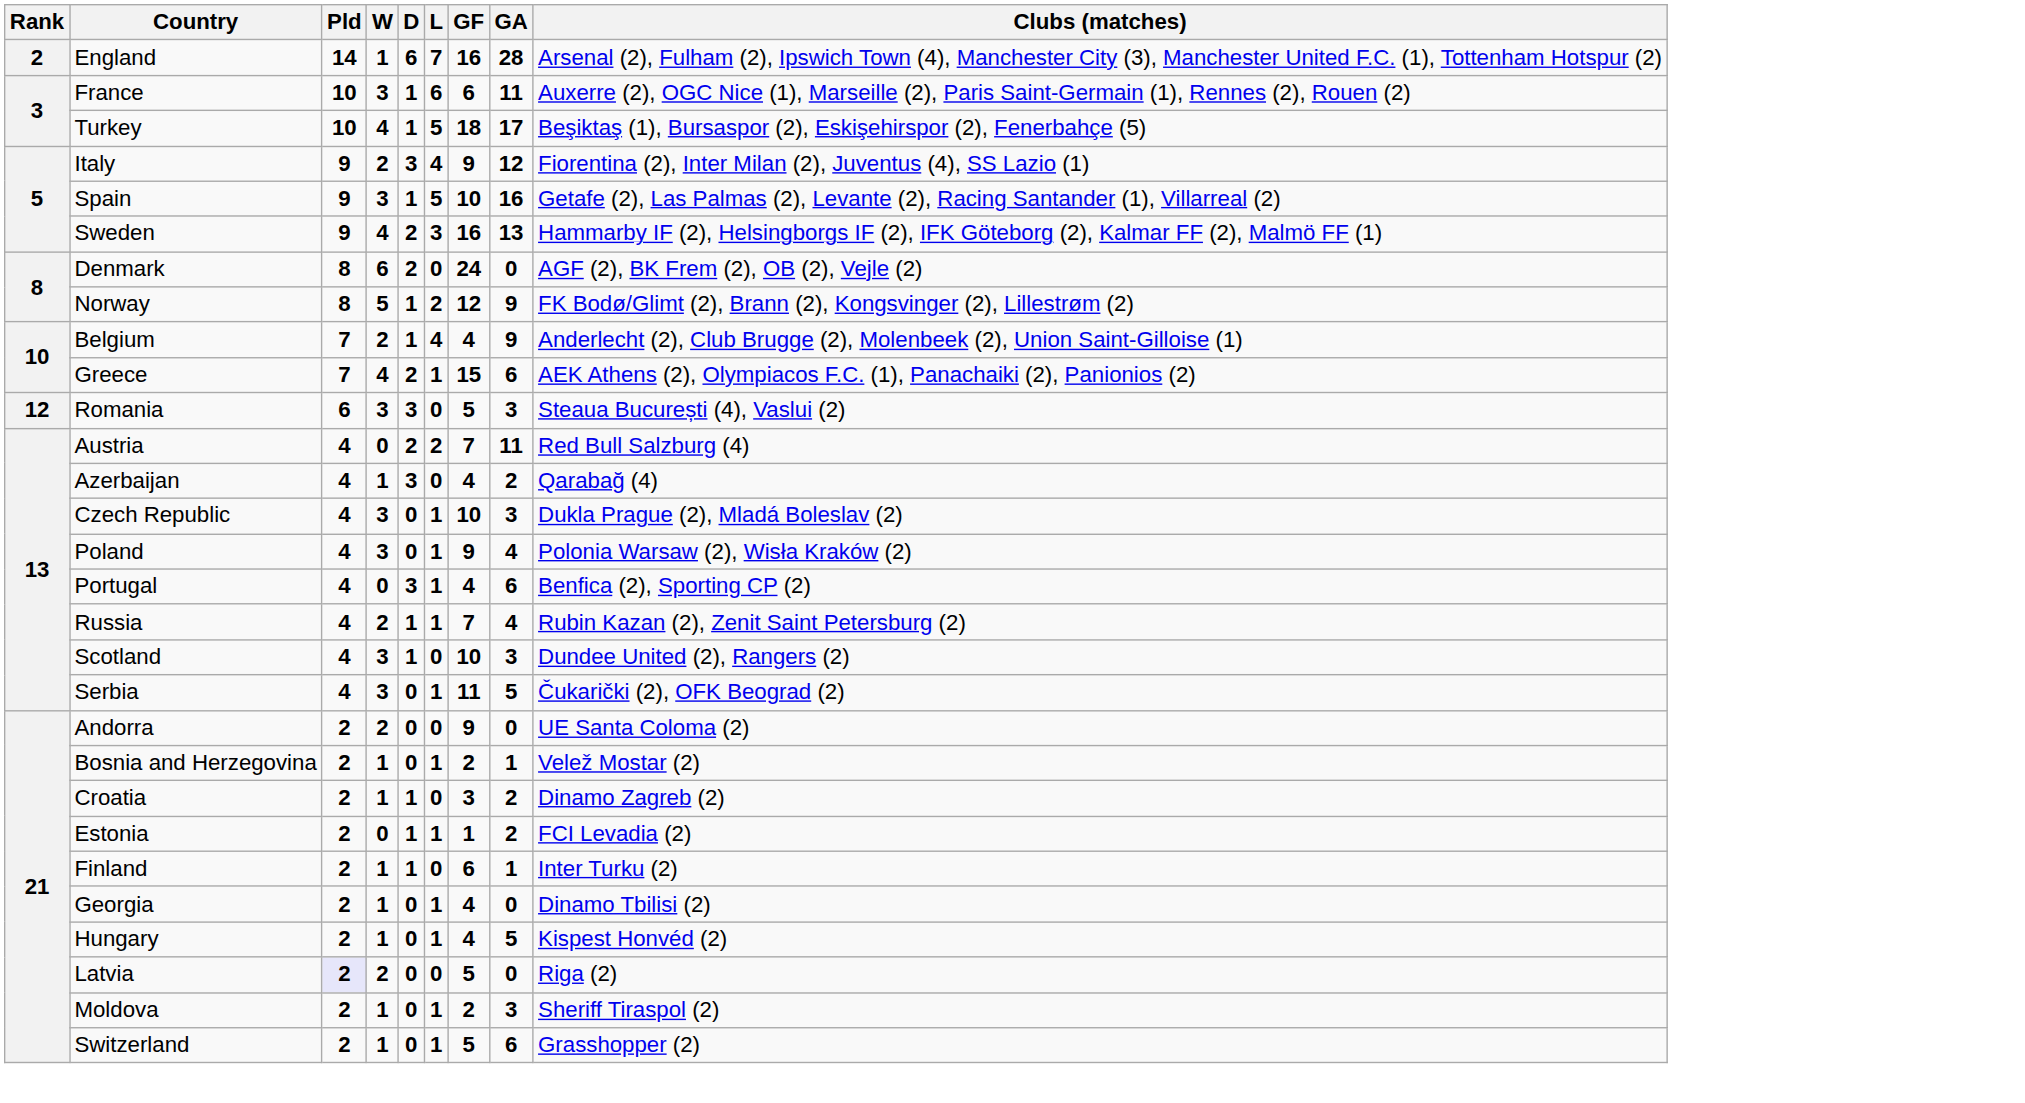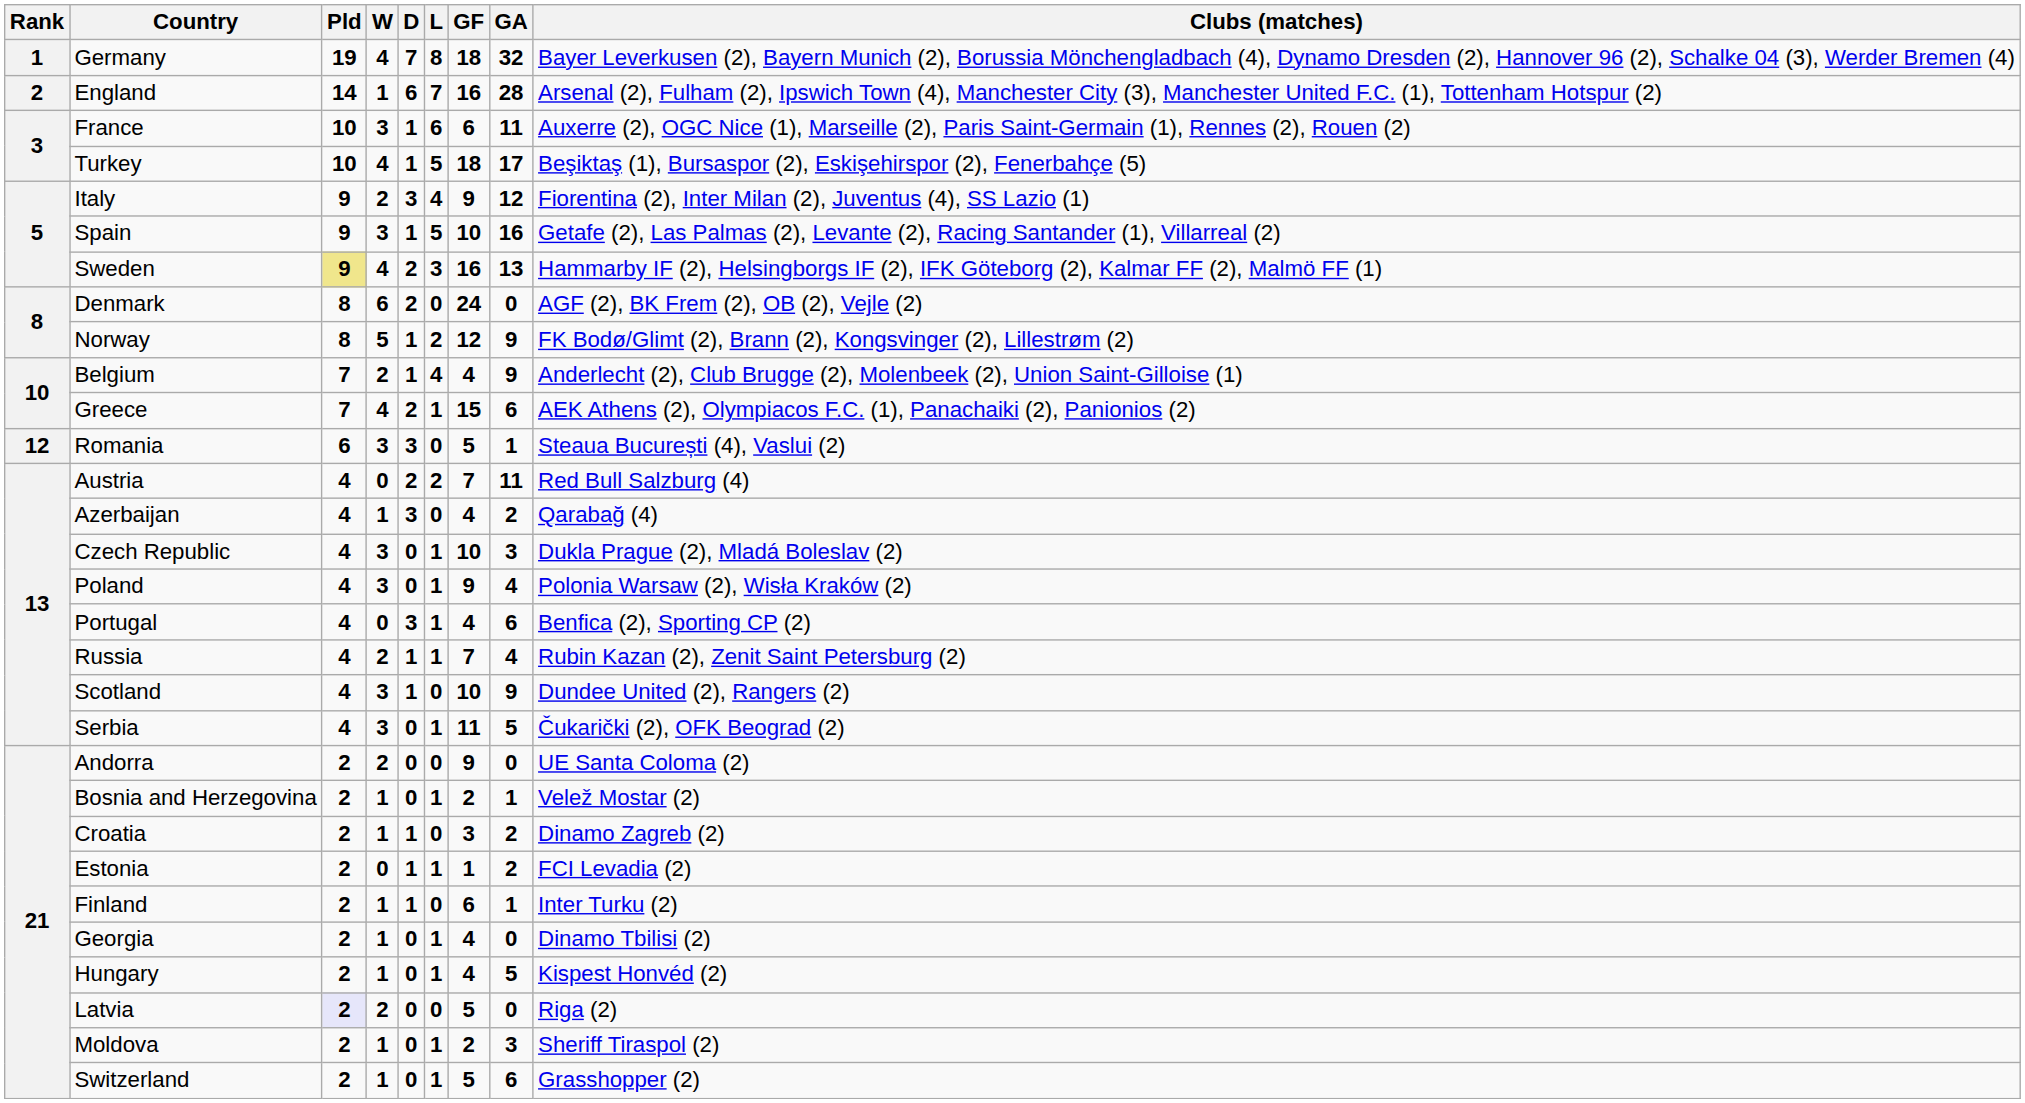+ row: (120, 57)
(344, 233) no background -> (344, 269) khaki background
(511, 410) 3 -> (511, 445) 1
(511, 657) 3 -> (511, 692) 9
